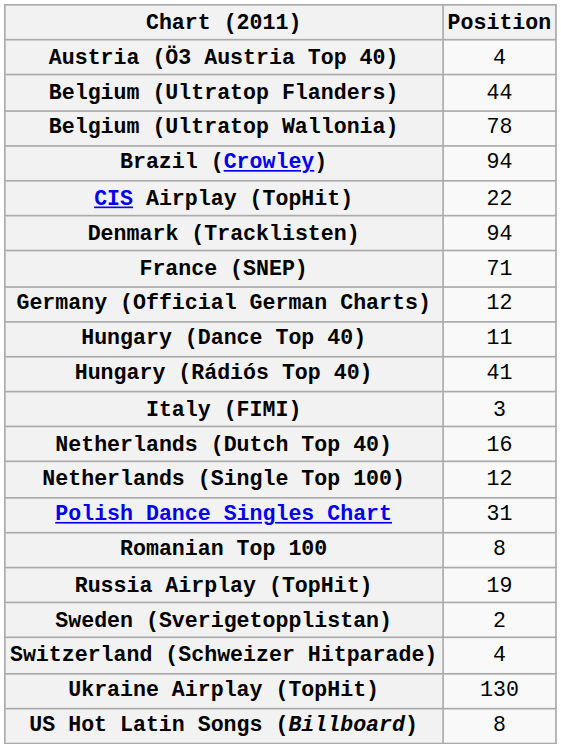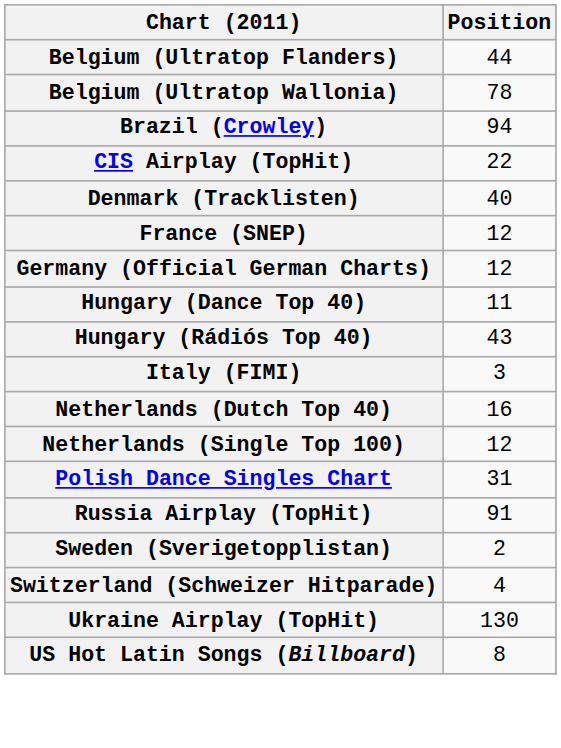- row: (224, 58)
(499, 233) 94 -> (499, 198) 40
(499, 269) 71 -> (499, 233) 12
(499, 374) 41 -> (499, 339) 43
- row: (224, 550)
(499, 585) 19 -> (499, 515) 91
